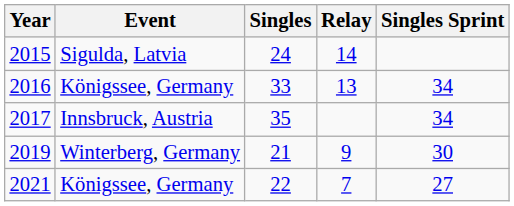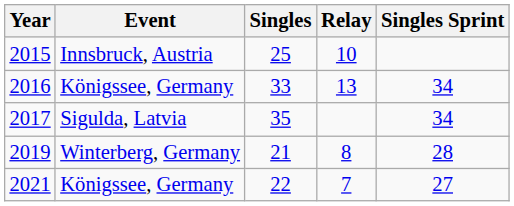(123, 53) Sigulda, Latvia -> (136, 53) Innsbruck, Austria
(281, 53) 24 -> (281, 53) 25
(346, 53) 14 -> (346, 53) 10
(136, 119) Innsbruck, Austria -> (123, 119) Sigulda, Latvia
(346, 151) 9 -> (346, 151) 8
(443, 151) 30 -> (443, 151) 28
